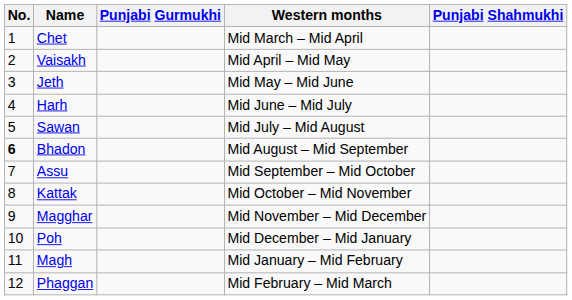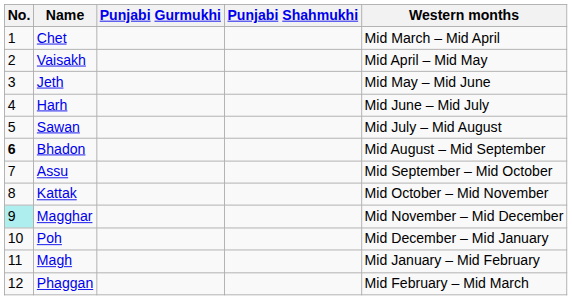columns swapped: (498, 15) <-> (327, 15)
(12, 216) no background -> (12, 216) paleturquoise background
